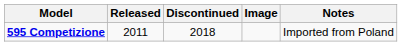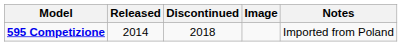(136, 31) 2011 -> (136, 31) 2014
